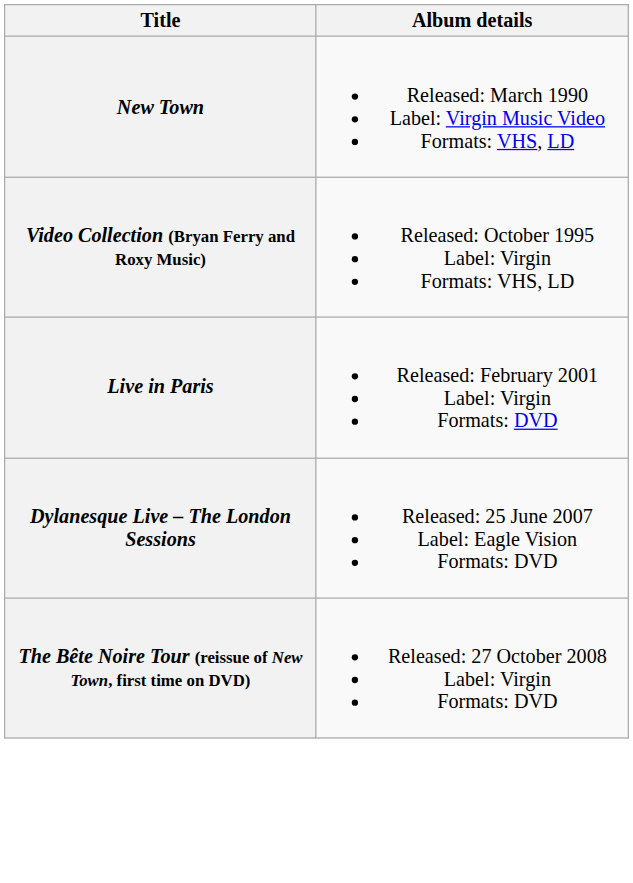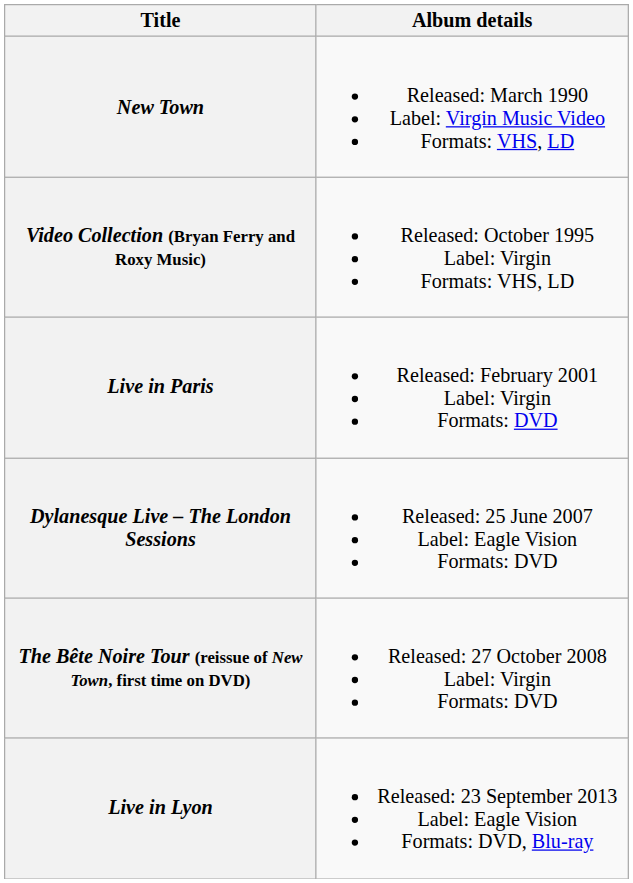+ row: (160, 808)
